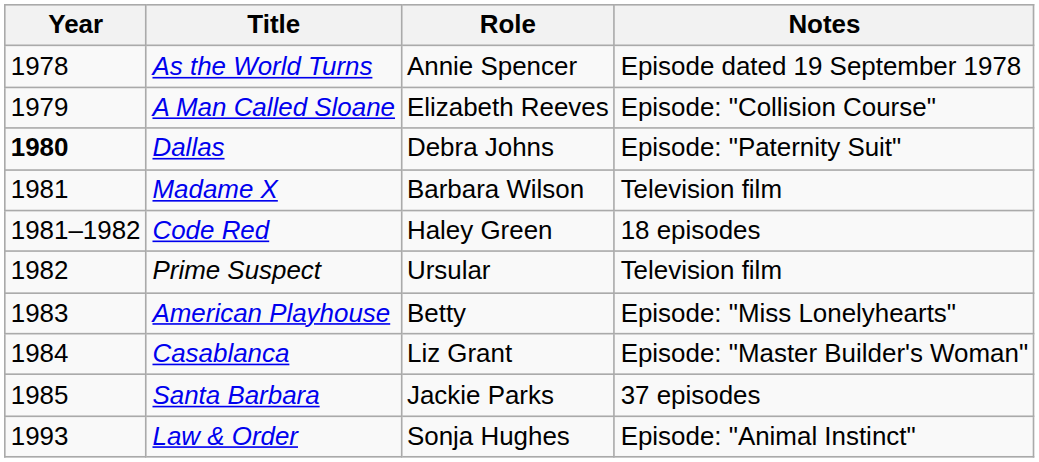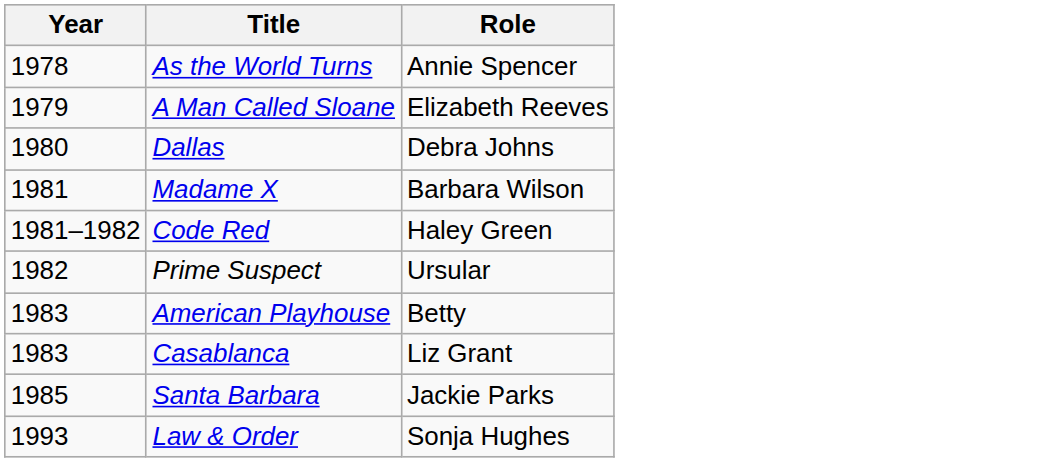- column: (824, 25)
(40, 148) bold -> (40, 148) normal
(40, 353) 1984 -> (40, 353) 1983
